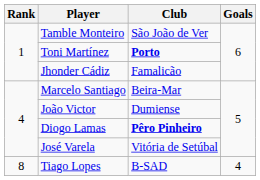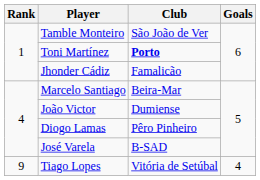(166, 128) bold -> (164, 128) normal
(174, 147) Vitória de Setúbal -> (149, 147) B-SAD
(21, 166) 8 -> (21, 166) 9
(149, 166) B-SAD -> (174, 166) Vitória de Setúbal
